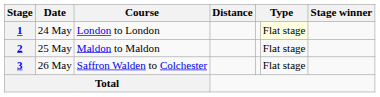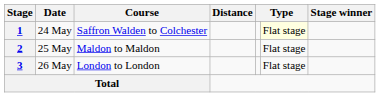(118, 30) London to London -> (142, 30) Saffron Walden to Colchester
(142, 65) Saffron Walden to Colchester -> (118, 65) London to London
